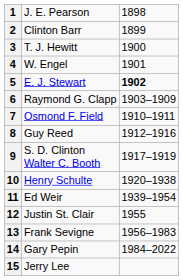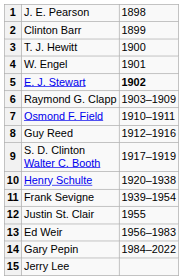(43, 197) Ed Weir -> (59, 197) Frank Sevigne
(59, 232) Frank Sevigne -> (43, 232) Ed Weir
